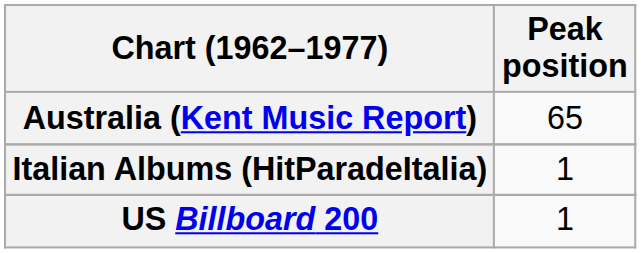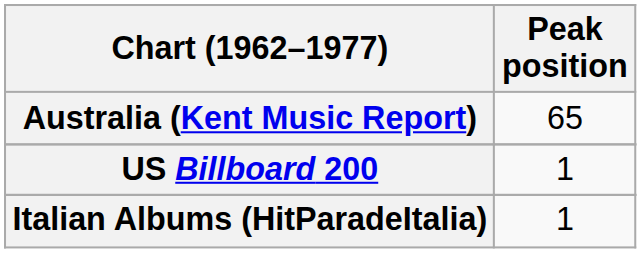rows swapped: (250, 169) <-> (250, 220)
